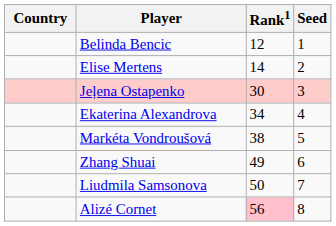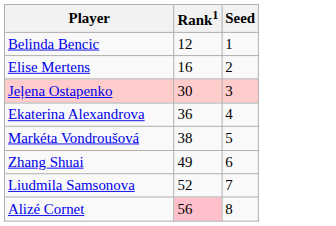- column: (40, 18)
(257, 67) 14 -> (185, 67) 16
(257, 114) 34 -> (185, 114) 36
(257, 185) 50 -> (185, 185) 52
